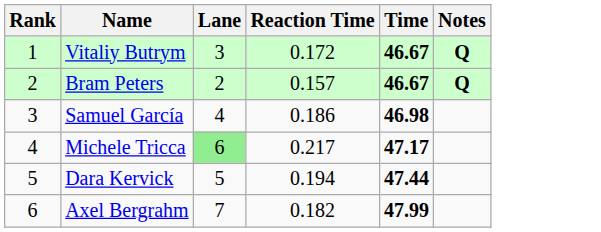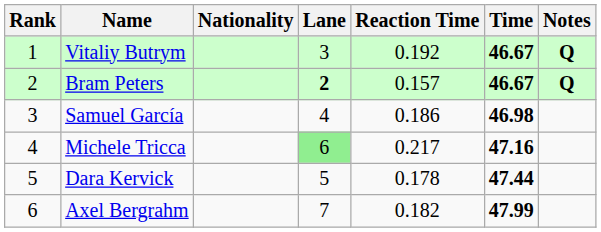+ column: (246, 20)
(313, 52) 0.172 -> (417, 52) 0.192
(220, 83) normal -> (324, 83) bold
(406, 147) 47.17 -> (511, 147) 47.16
(313, 178) 0.194 -> (417, 178) 0.178
